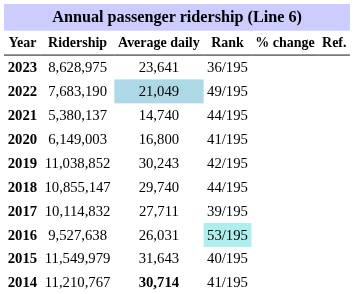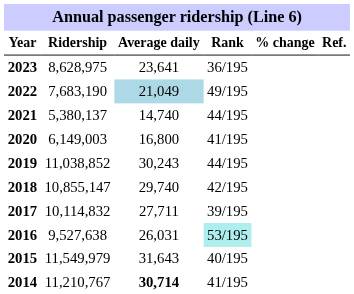(228, 163) 42/195 -> (228, 163) 44/195
(228, 187) 44/195 -> (228, 187) 42/195
